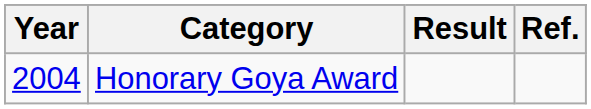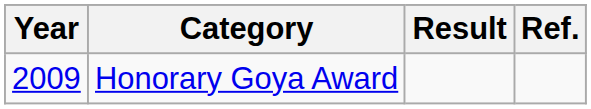(46, 77) 2004 -> (46, 77) 2009
